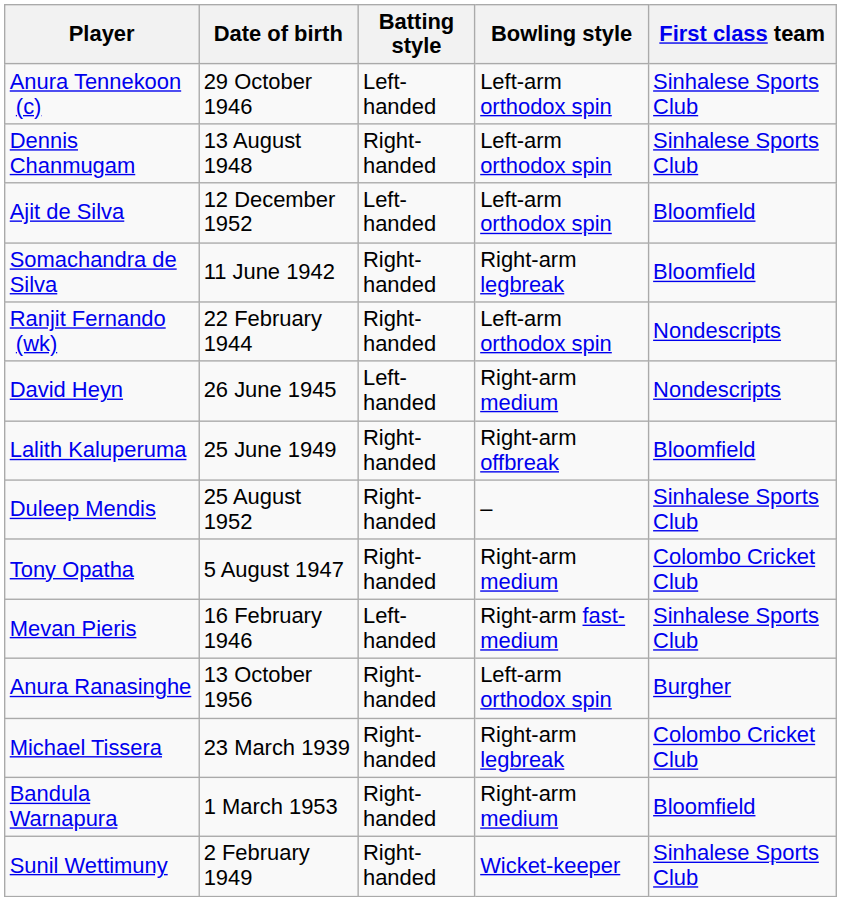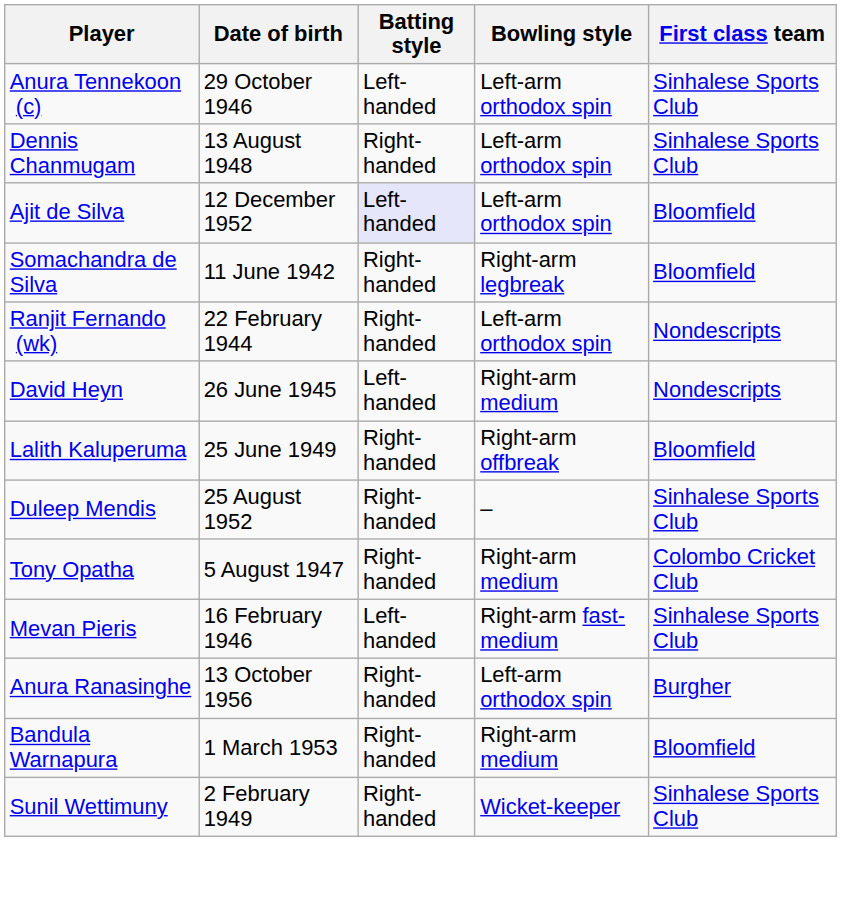(400, 212) no background -> (400, 212) lavender background
- row: (86, 747)
